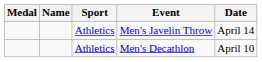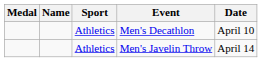rows swapped: (157, 48) <-> (166, 30)
